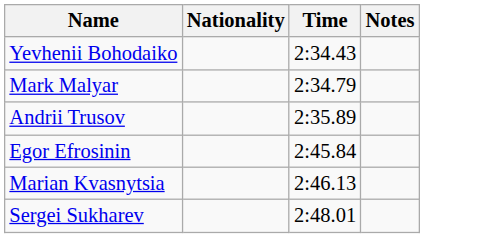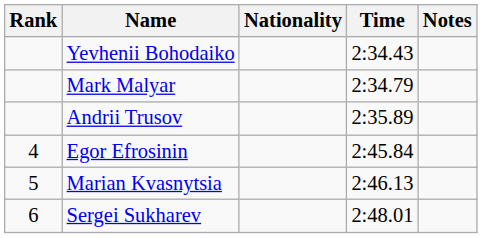+ column: (33, 20)
